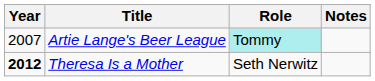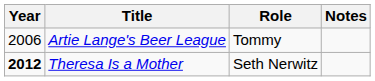(25, 40) 2007 -> (25, 40) 2006
(257, 40) paleturquoise background -> (257, 40) no background
